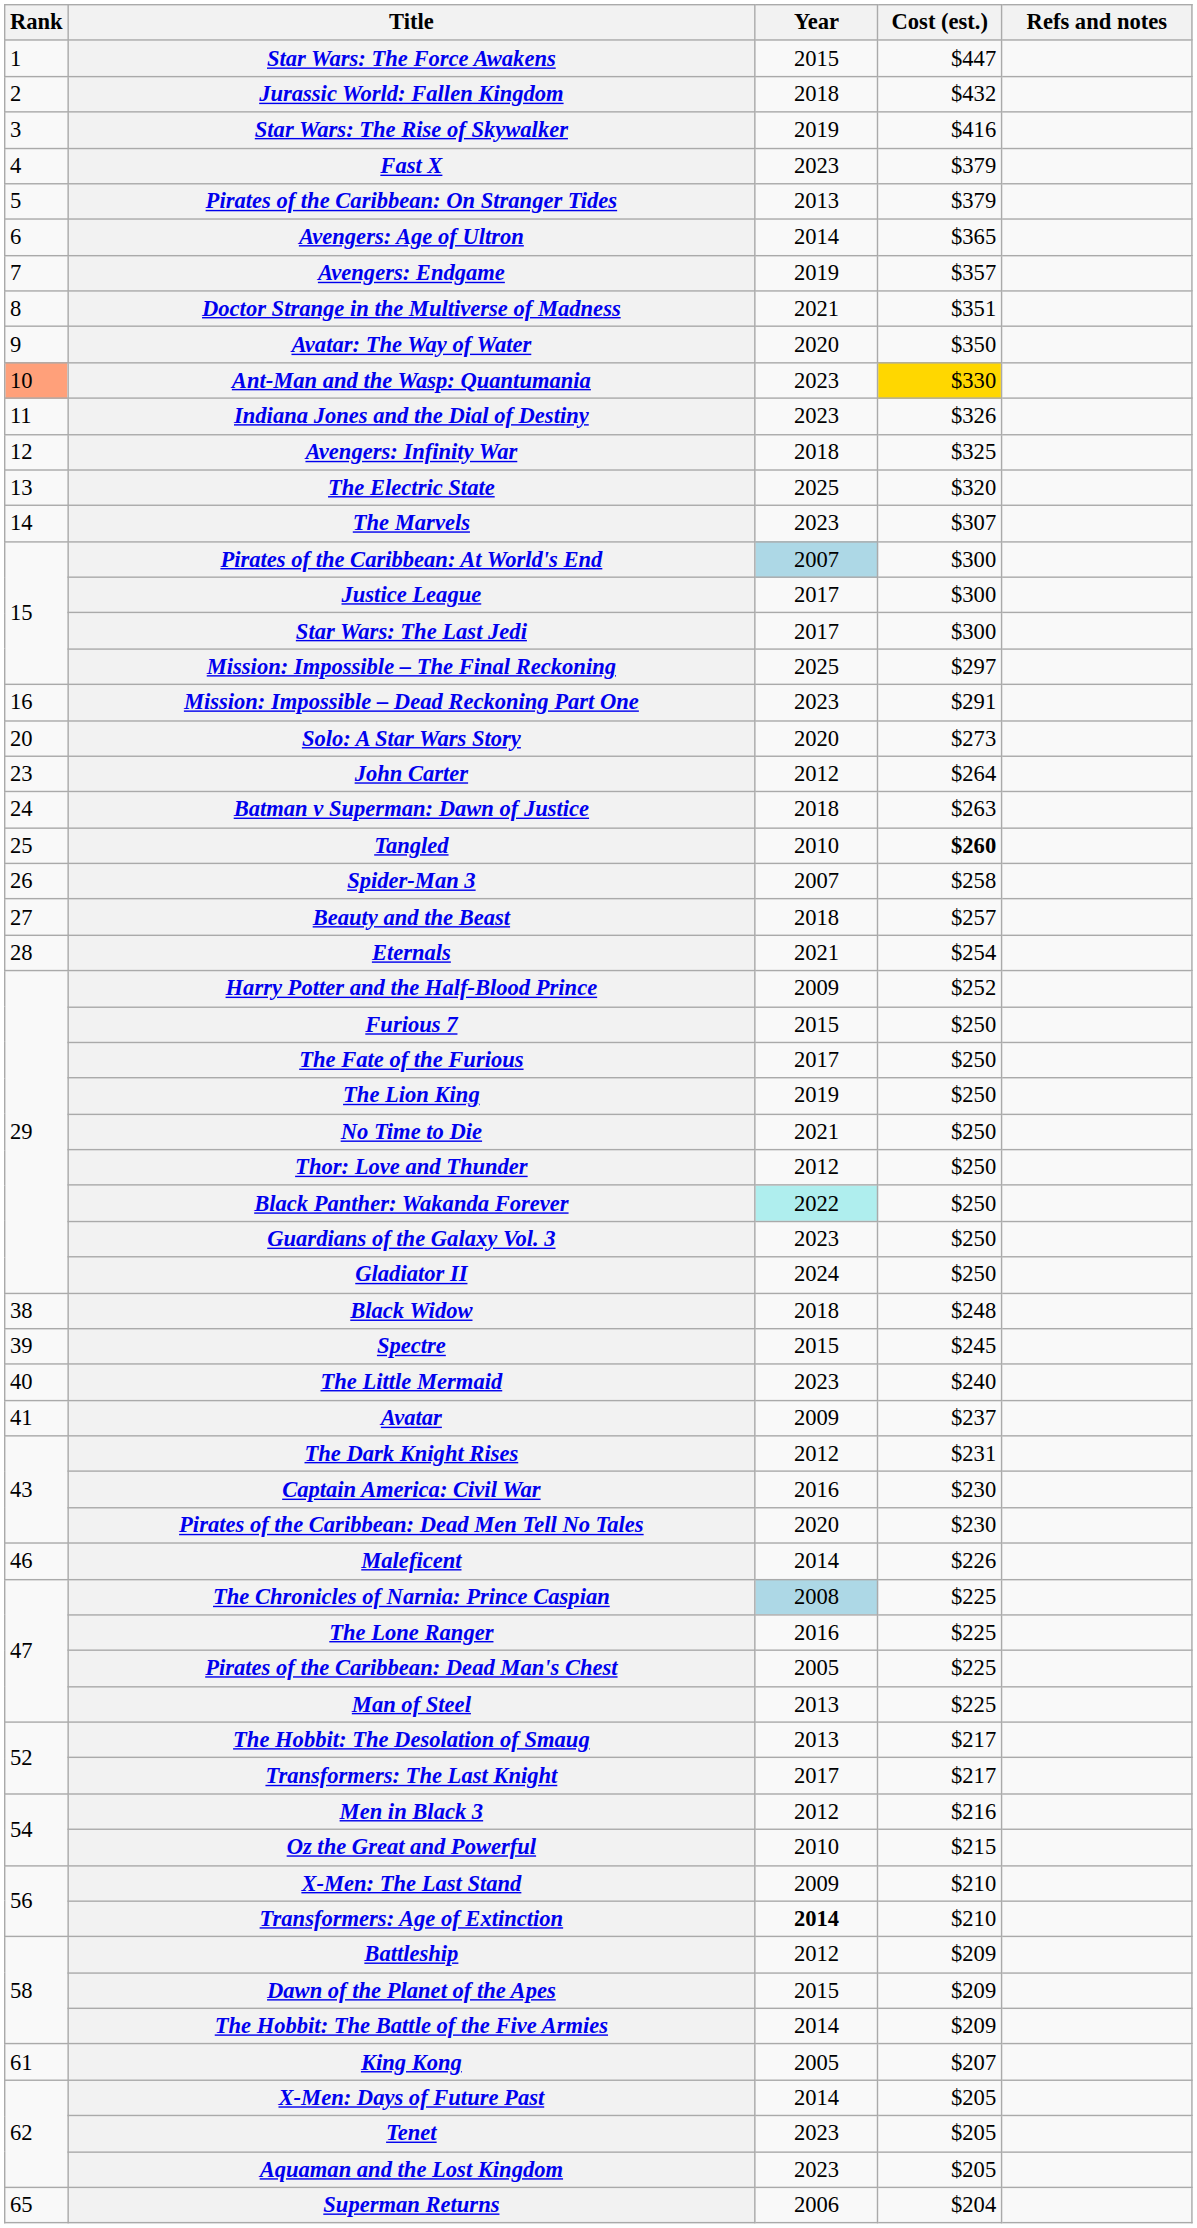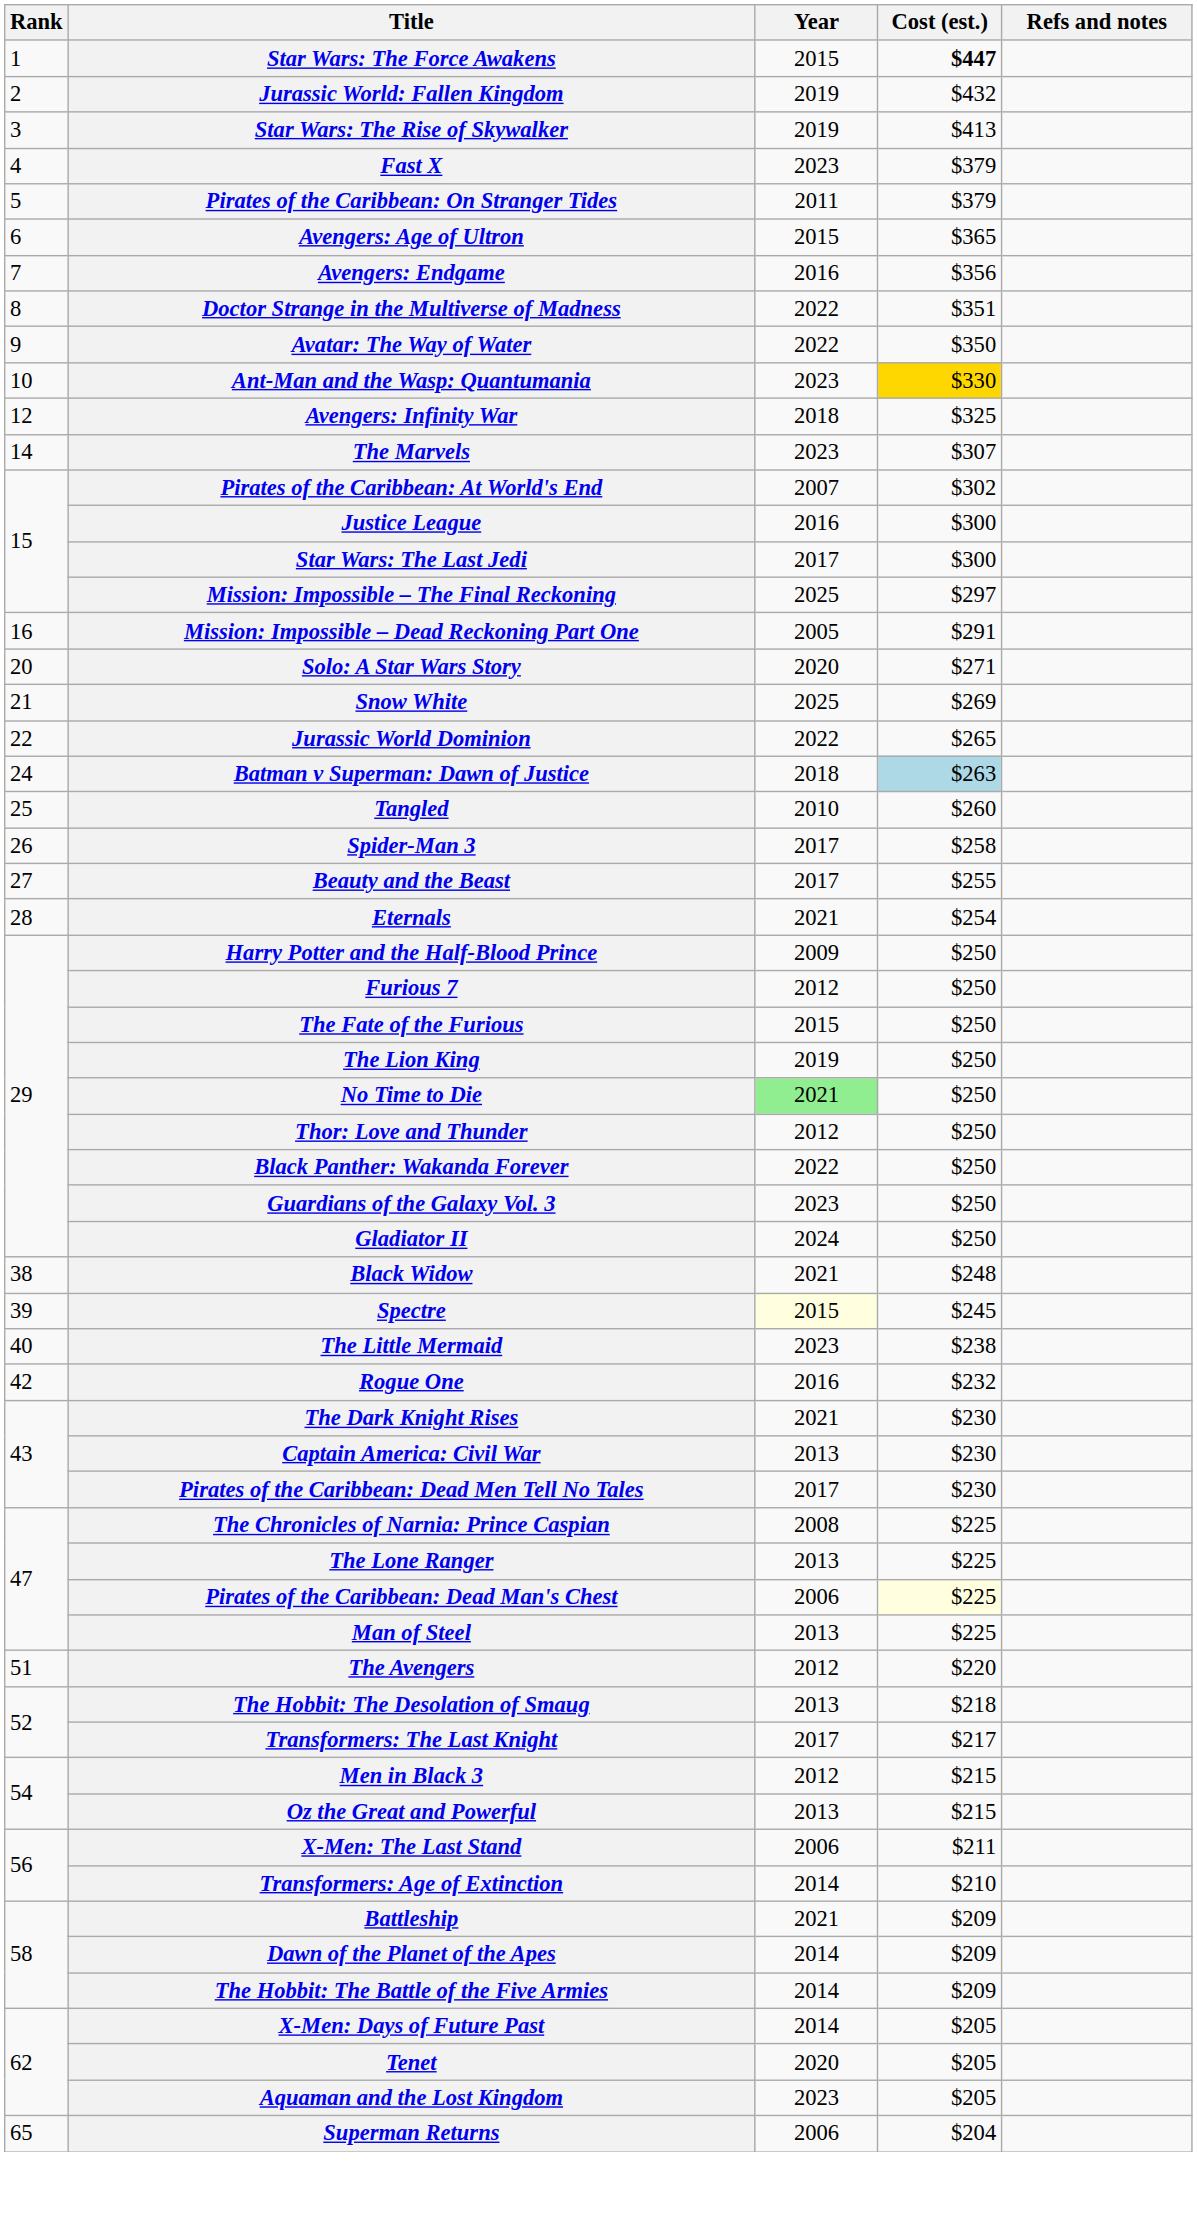(974, 58) normal -> (974, 58) bold
(817, 93) 2018 -> (817, 93) 2019
(974, 129) $416 -> (974, 129) $413
(817, 201) 2013 -> (817, 201) 2011
(817, 237) 2014 -> (817, 237) 2015
(817, 272) 2019 -> (817, 272) 2016
(974, 272) $357 -> (974, 272) $356
(817, 308) 2021 -> (817, 308) 2022
(817, 344) 2020 -> (817, 344) 2022
(21, 380) lightsalmon background -> (21, 380) no background
- row: (411, 415)
- row: (411, 487)
(817, 559) lightblue background -> (817, 487) no background
(974, 559) $300 -> (974, 487) $302
(817, 594) 2017 -> (817, 523) 2016
(817, 702) 2023 -> (817, 630) 2005
(974, 737) $273 -> (974, 666) $271
+ row: (411, 702)
+ row: (411, 737)
- row: (411, 773)
(974, 809) no background -> (974, 773) lightblue background
(974, 845) bold -> (974, 809) normal
(817, 881) 2007 -> (817, 845) 2017
(817, 916) 2018 -> (817, 881) 2017
(974, 916) $257 -> (974, 881) $255
(974, 988) $252 -> (974, 952) $250
(817, 1024) 2015 -> (817, 988) 2012
(817, 1059) 2017 -> (817, 1024) 2015
(817, 1131) no background -> (817, 1095) lightgreen background
(817, 1203) paleturquoise background -> (817, 1167) no background
(817, 1310) 2018 -> (817, 1274) 2021
(817, 1346) no background -> (817, 1310) lightyellow background
(974, 1381) $240 -> (974, 1346) $238
- row: (411, 1417)
+ row: (411, 1381)
(817, 1453) 2012 -> (817, 1417) 2021
(974, 1453) $231 -> (974, 1417) $230
(817, 1489) 2016 -> (817, 1453) 2013
(817, 1525) 2020 -> (817, 1489) 2017
- row: (411, 1560)
(817, 1596) lightblue background -> (817, 1525) no background
(817, 1632) 2016 -> (817, 1560) 2013
(817, 1668) 2005 -> (817, 1596) 2006
(974, 1668) no background -> (974, 1596) lightyellow background
+ row: (411, 1668)
(974, 1739) $217 -> (974, 1703) $218
(974, 1811) $216 -> (974, 1775) $215
(817, 1847) 2010 -> (817, 1811) 2013
(817, 1882) 2009 -> (817, 1847) 2006
(974, 1882) $210 -> (974, 1847) $211
(817, 1918) bold -> (817, 1882) normal
(817, 1954) 2012 -> (817, 1918) 2021
(817, 1990) 2015 -> (817, 1954) 2014
- row: (411, 2061)
(817, 2133) 2023 -> (817, 2061) 2020
